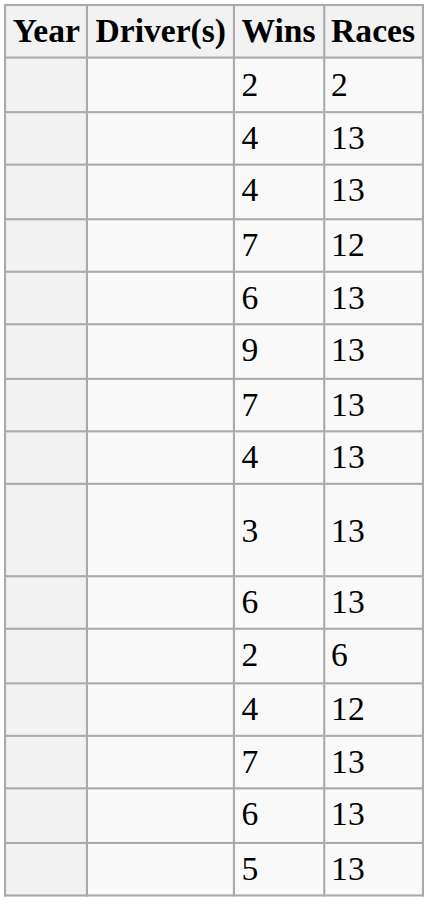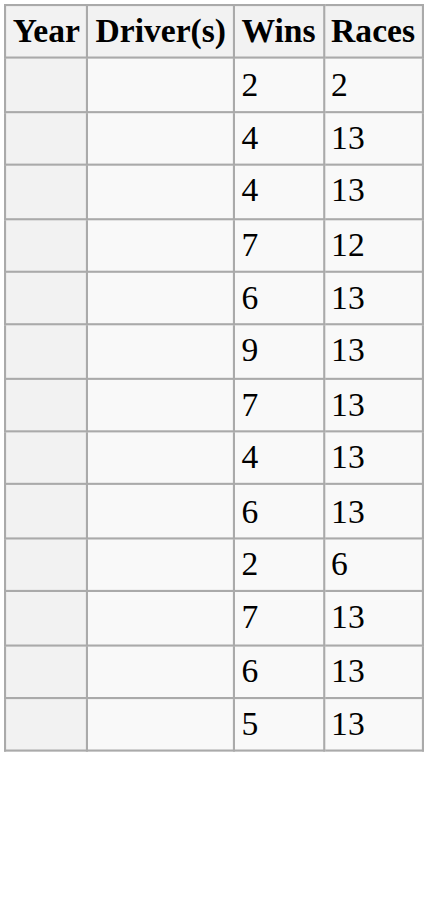- row: (250, 529)
- row: (250, 708)
